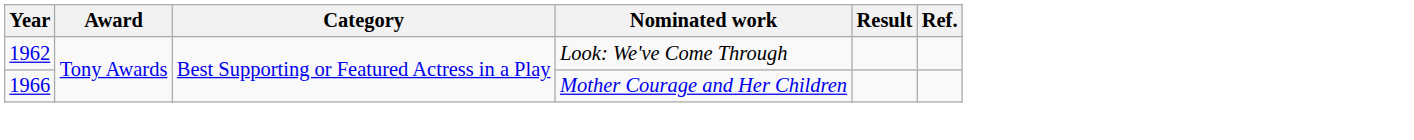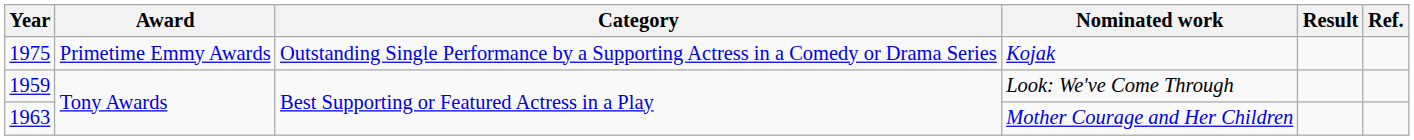+ row: (1031, 53)
(30, 53) 1962 -> (30, 85) 1959
(30, 85) 1966 -> (30, 118) 1963
